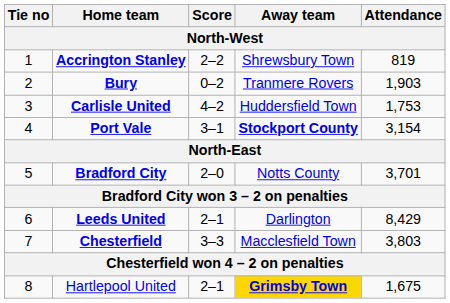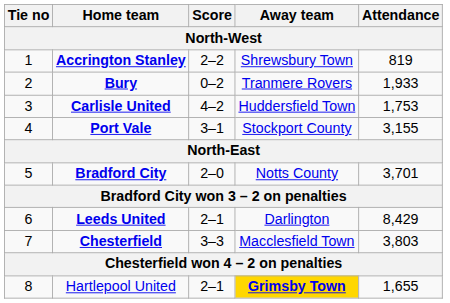(403, 83) 1,903 -> (401, 83) 1,933
(298, 128) bold -> (297, 128) normal
(403, 128) 3,154 -> (401, 128) 3,155
(403, 286) 1,675 -> (401, 286) 1,655
